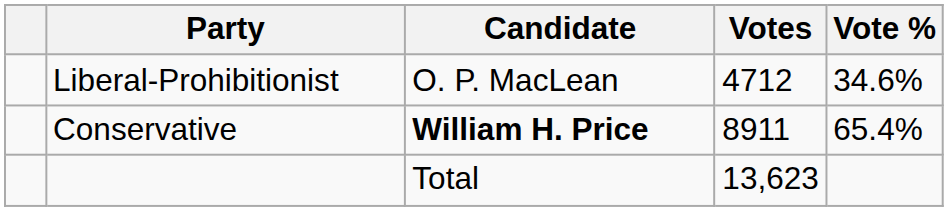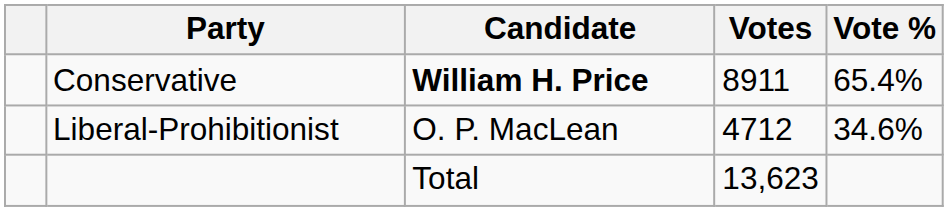rows swapped: (145, 129) <-> (196, 79)
